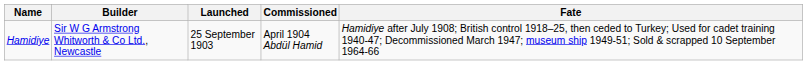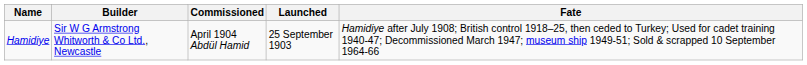columns swapped: (225, 12) <-> (300, 12)
